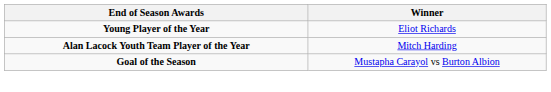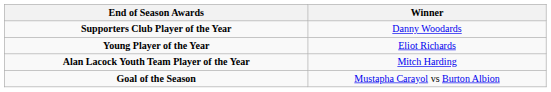+ row: (156, 29)
